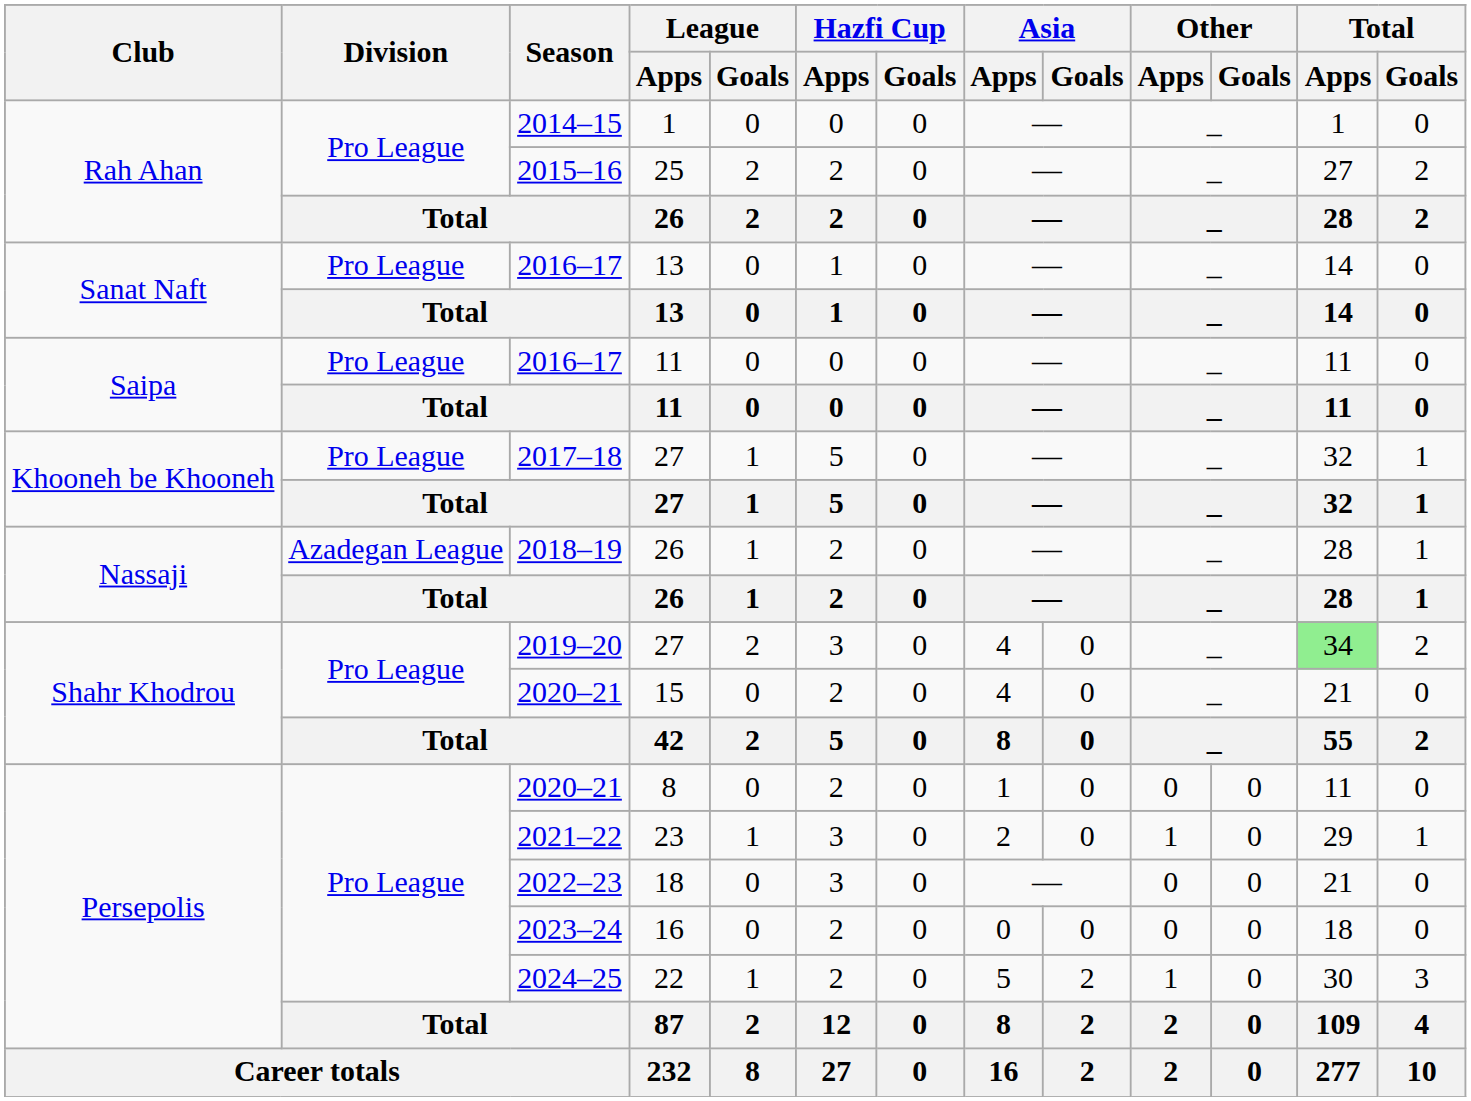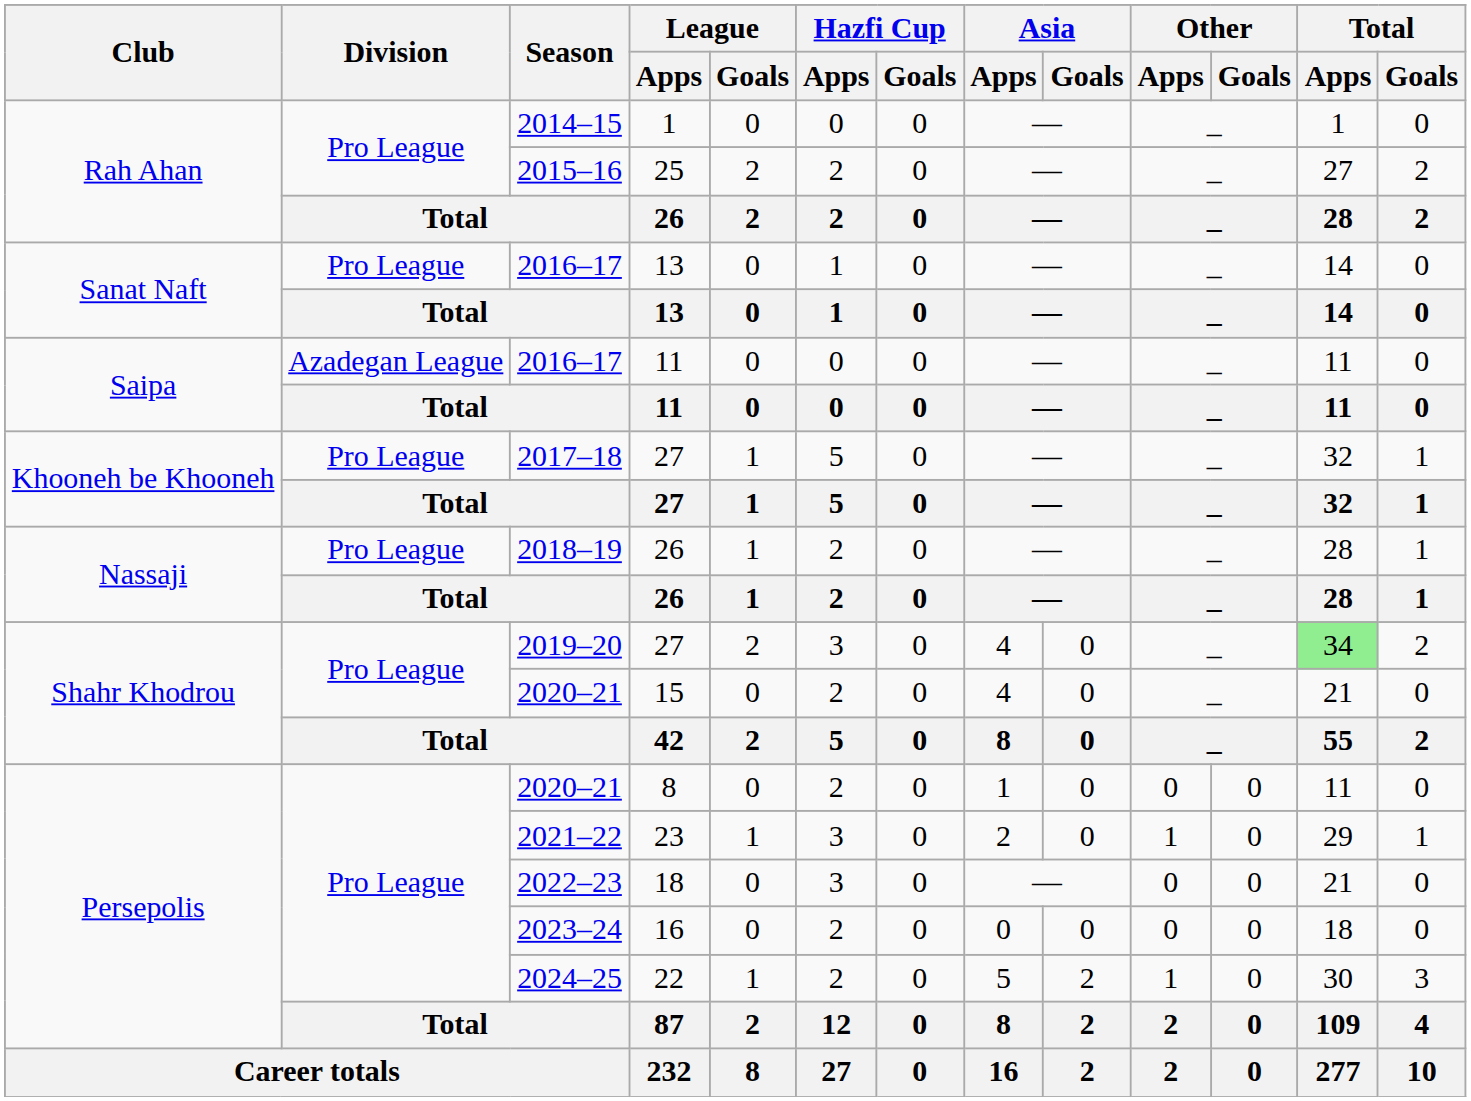(396, 360) Pro League -> (396, 360) Azadegan League
(396, 550) Azadegan League -> (396, 550) Pro League
